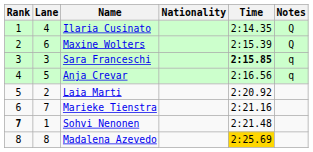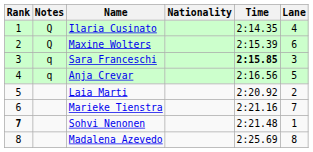columns swapped: (47, 12) <-> (291, 12)
(251, 139) gold background -> (257, 139) no background
